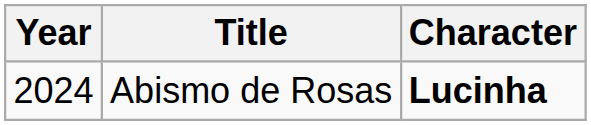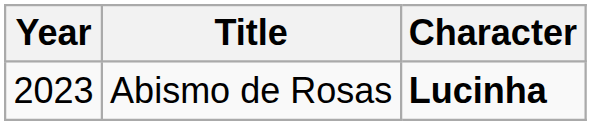(53, 90) 2024 -> (53, 90) 2023
